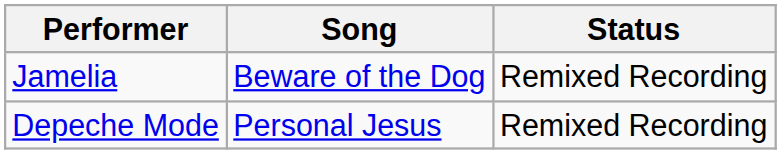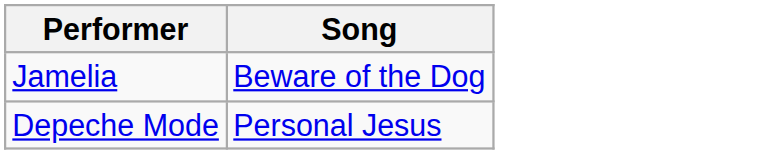- column: (634, 29)
